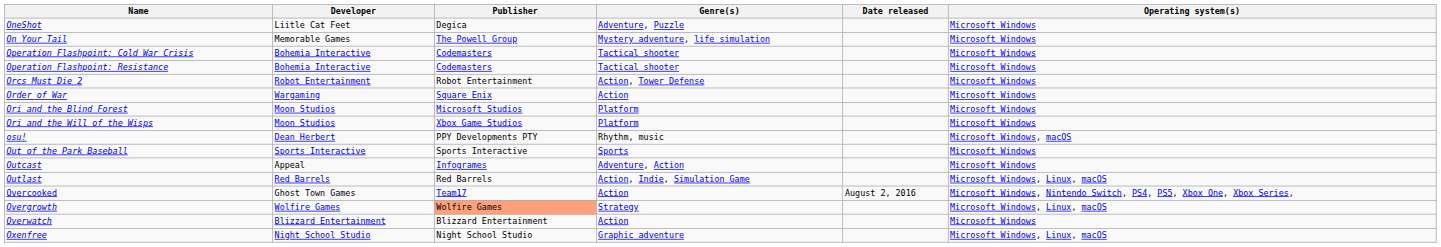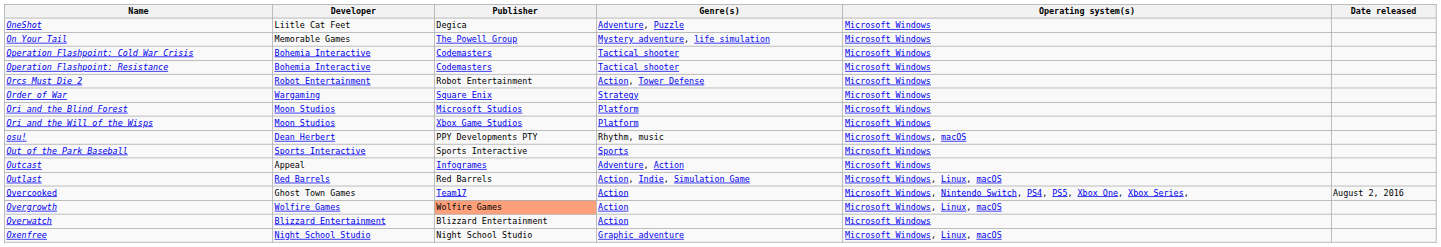columns swapped: (1192, 11) <-> (895, 11)
(613, 95) Action -> (618, 95) Strategy
(618, 207) Strategy -> (613, 207) Action
